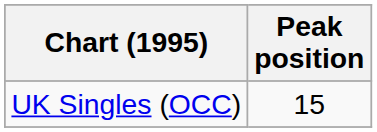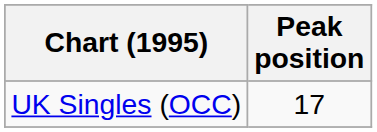(309, 103) 15 -> (309, 103) 17
